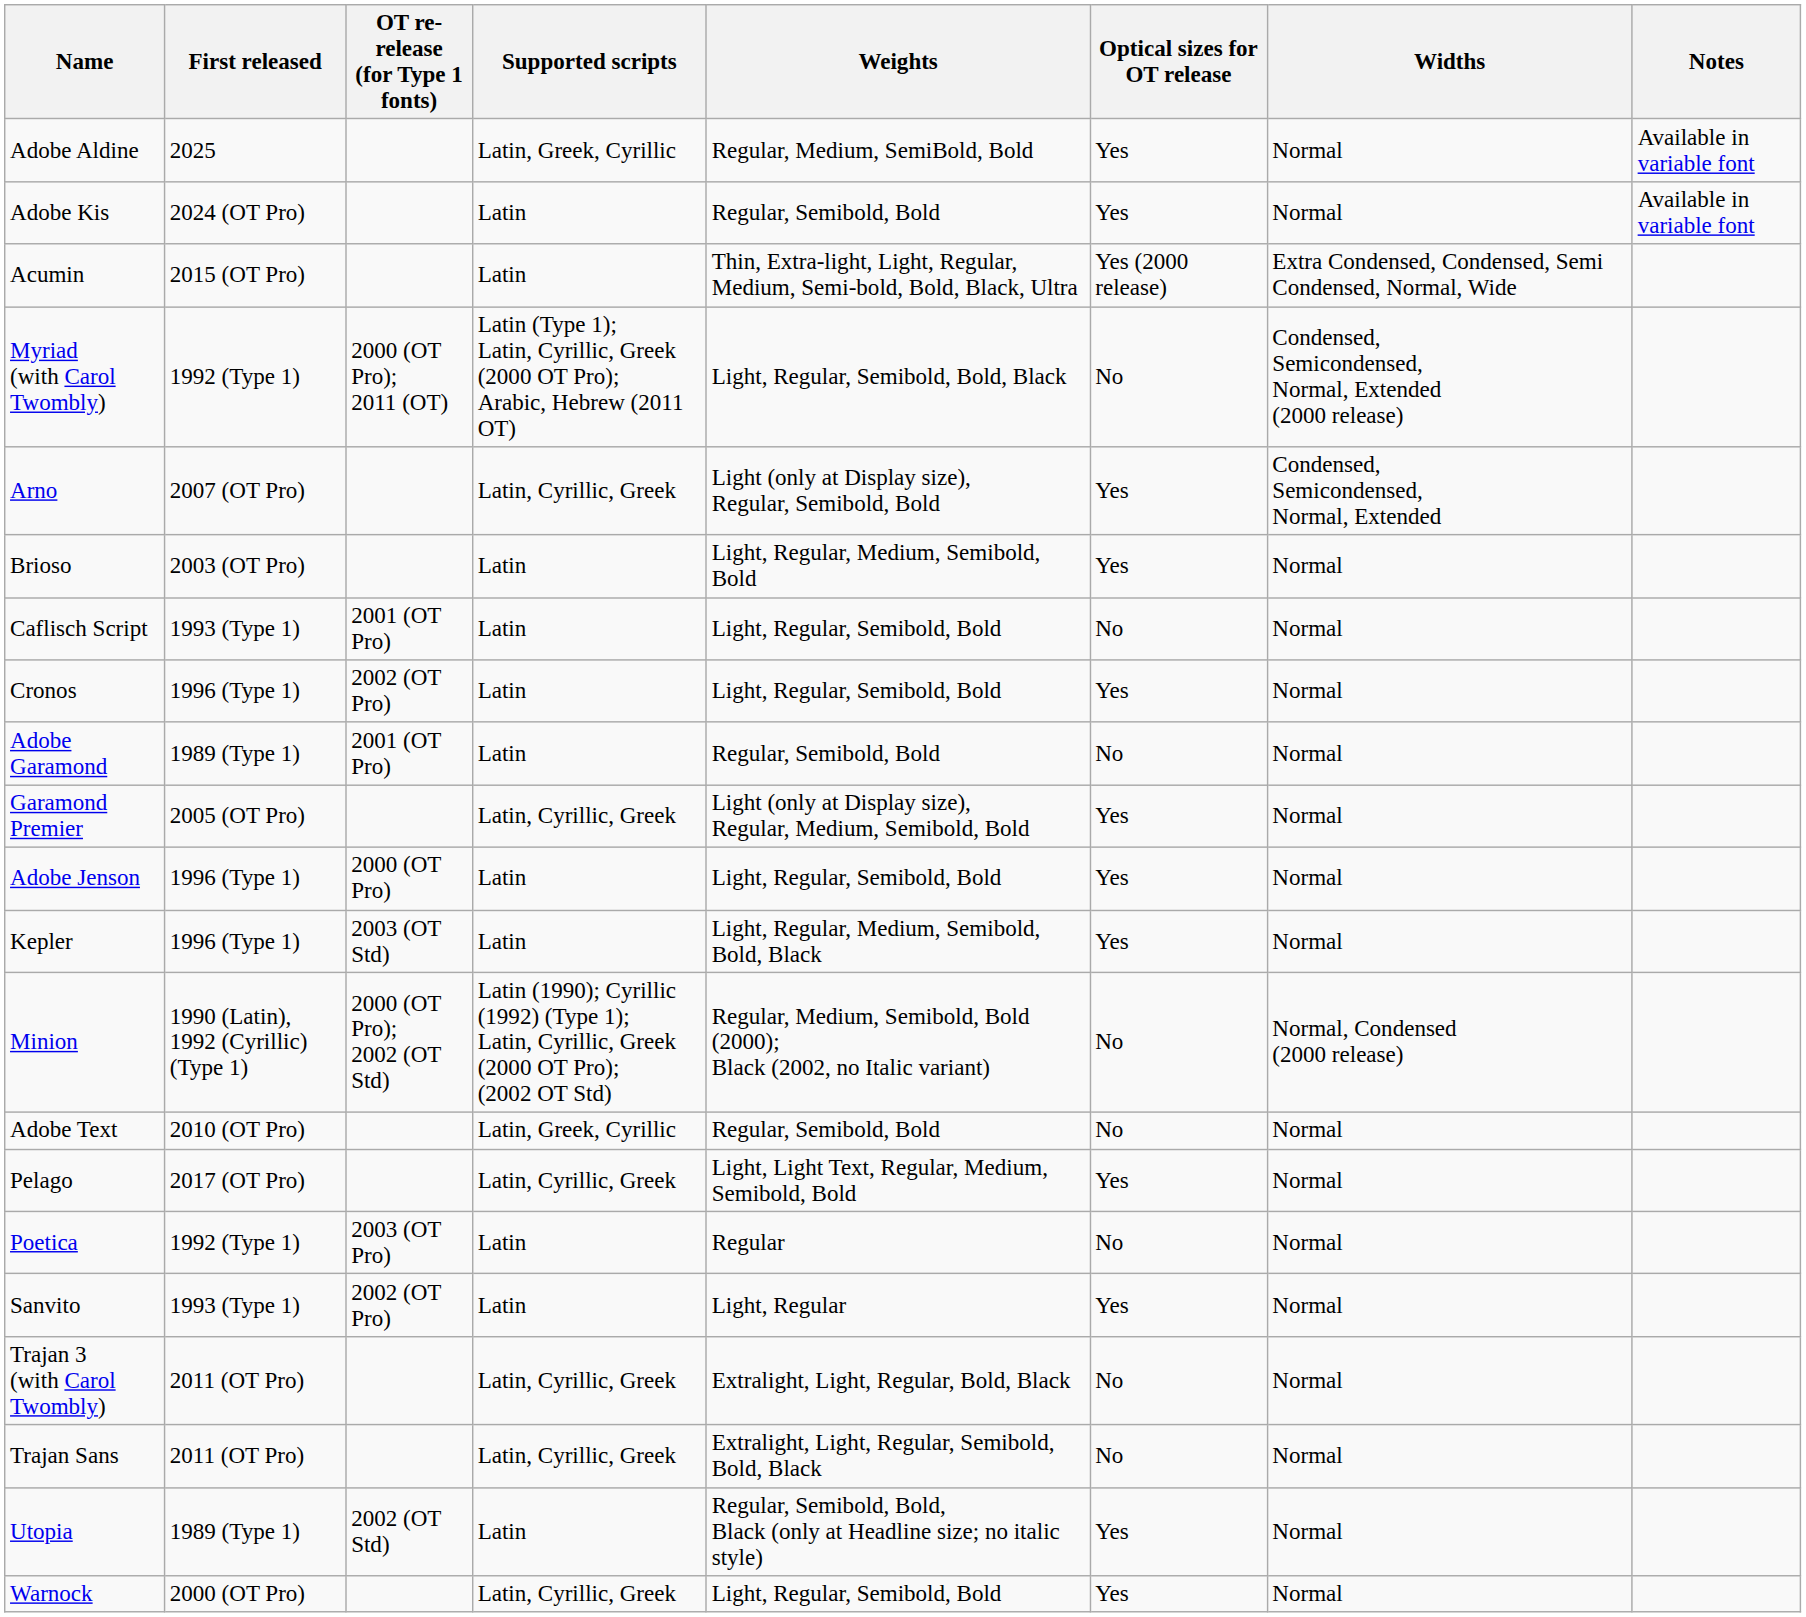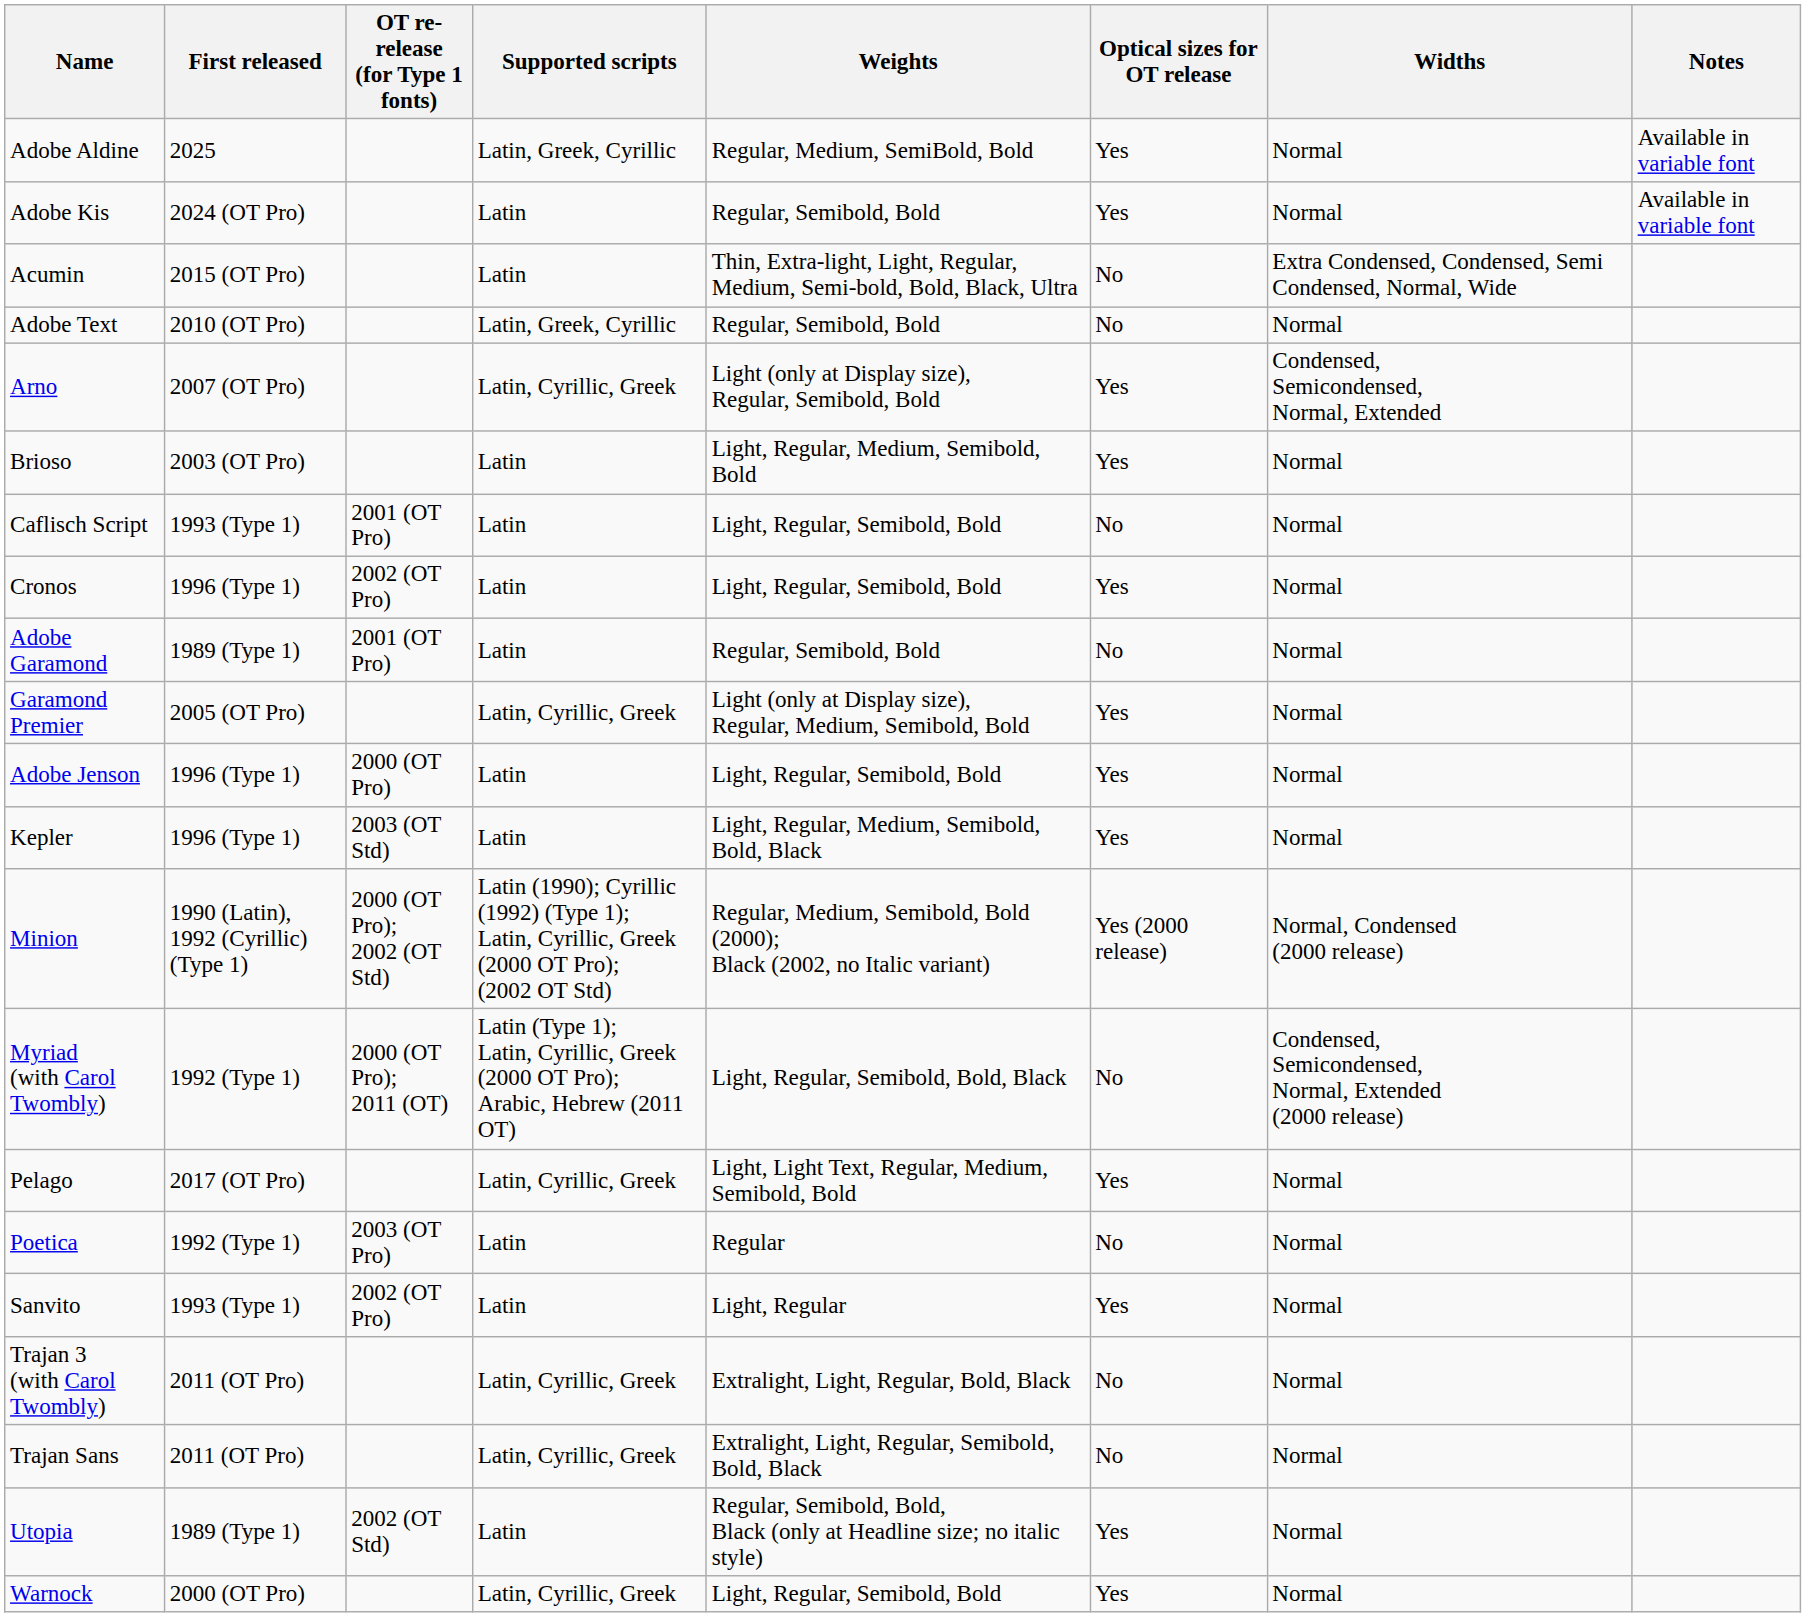(1142, 274) Yes (2000 release) -> (1109, 274) No
rows swapped: (64, 1130) <-> (63, 376)
(1109, 1042) No -> (1142, 938) Yes (2000 release)
